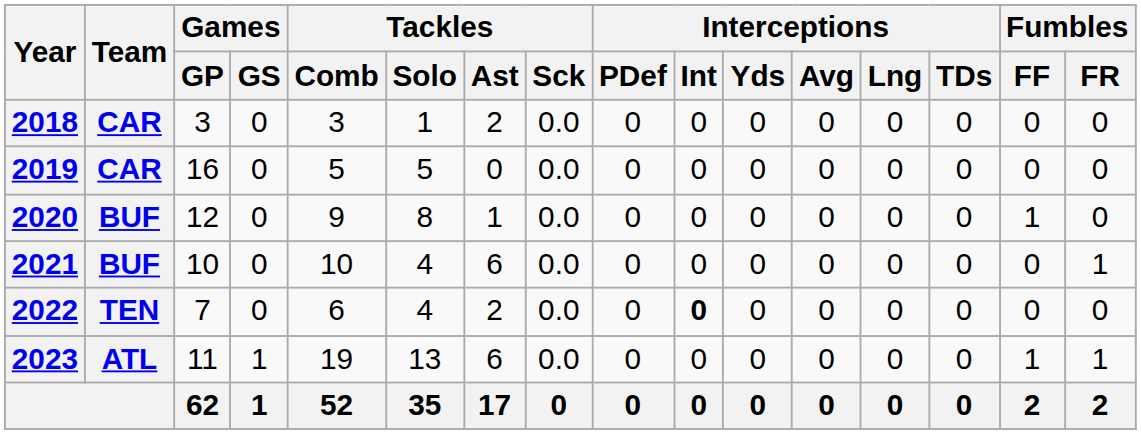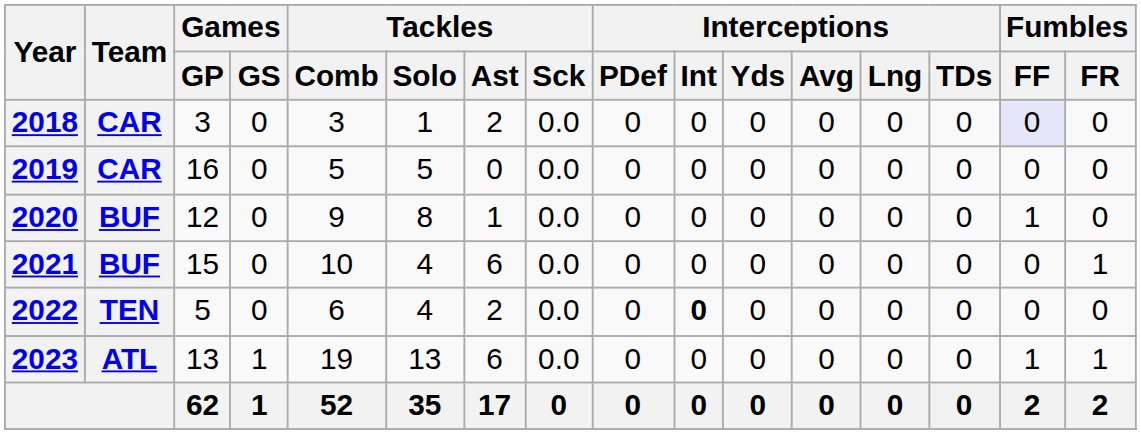(1032, 122) no background -> (1032, 122) lavender background
(202, 264) 10 -> (202, 264) 15
(202, 311) 7 -> (202, 311) 5
(202, 358) 11 -> (202, 358) 13
